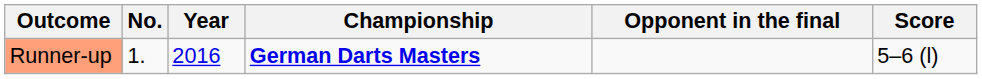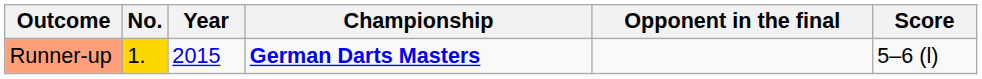(137, 55) no background -> (137, 55) gold background
(196, 55) 2016 -> (196, 55) 2015
